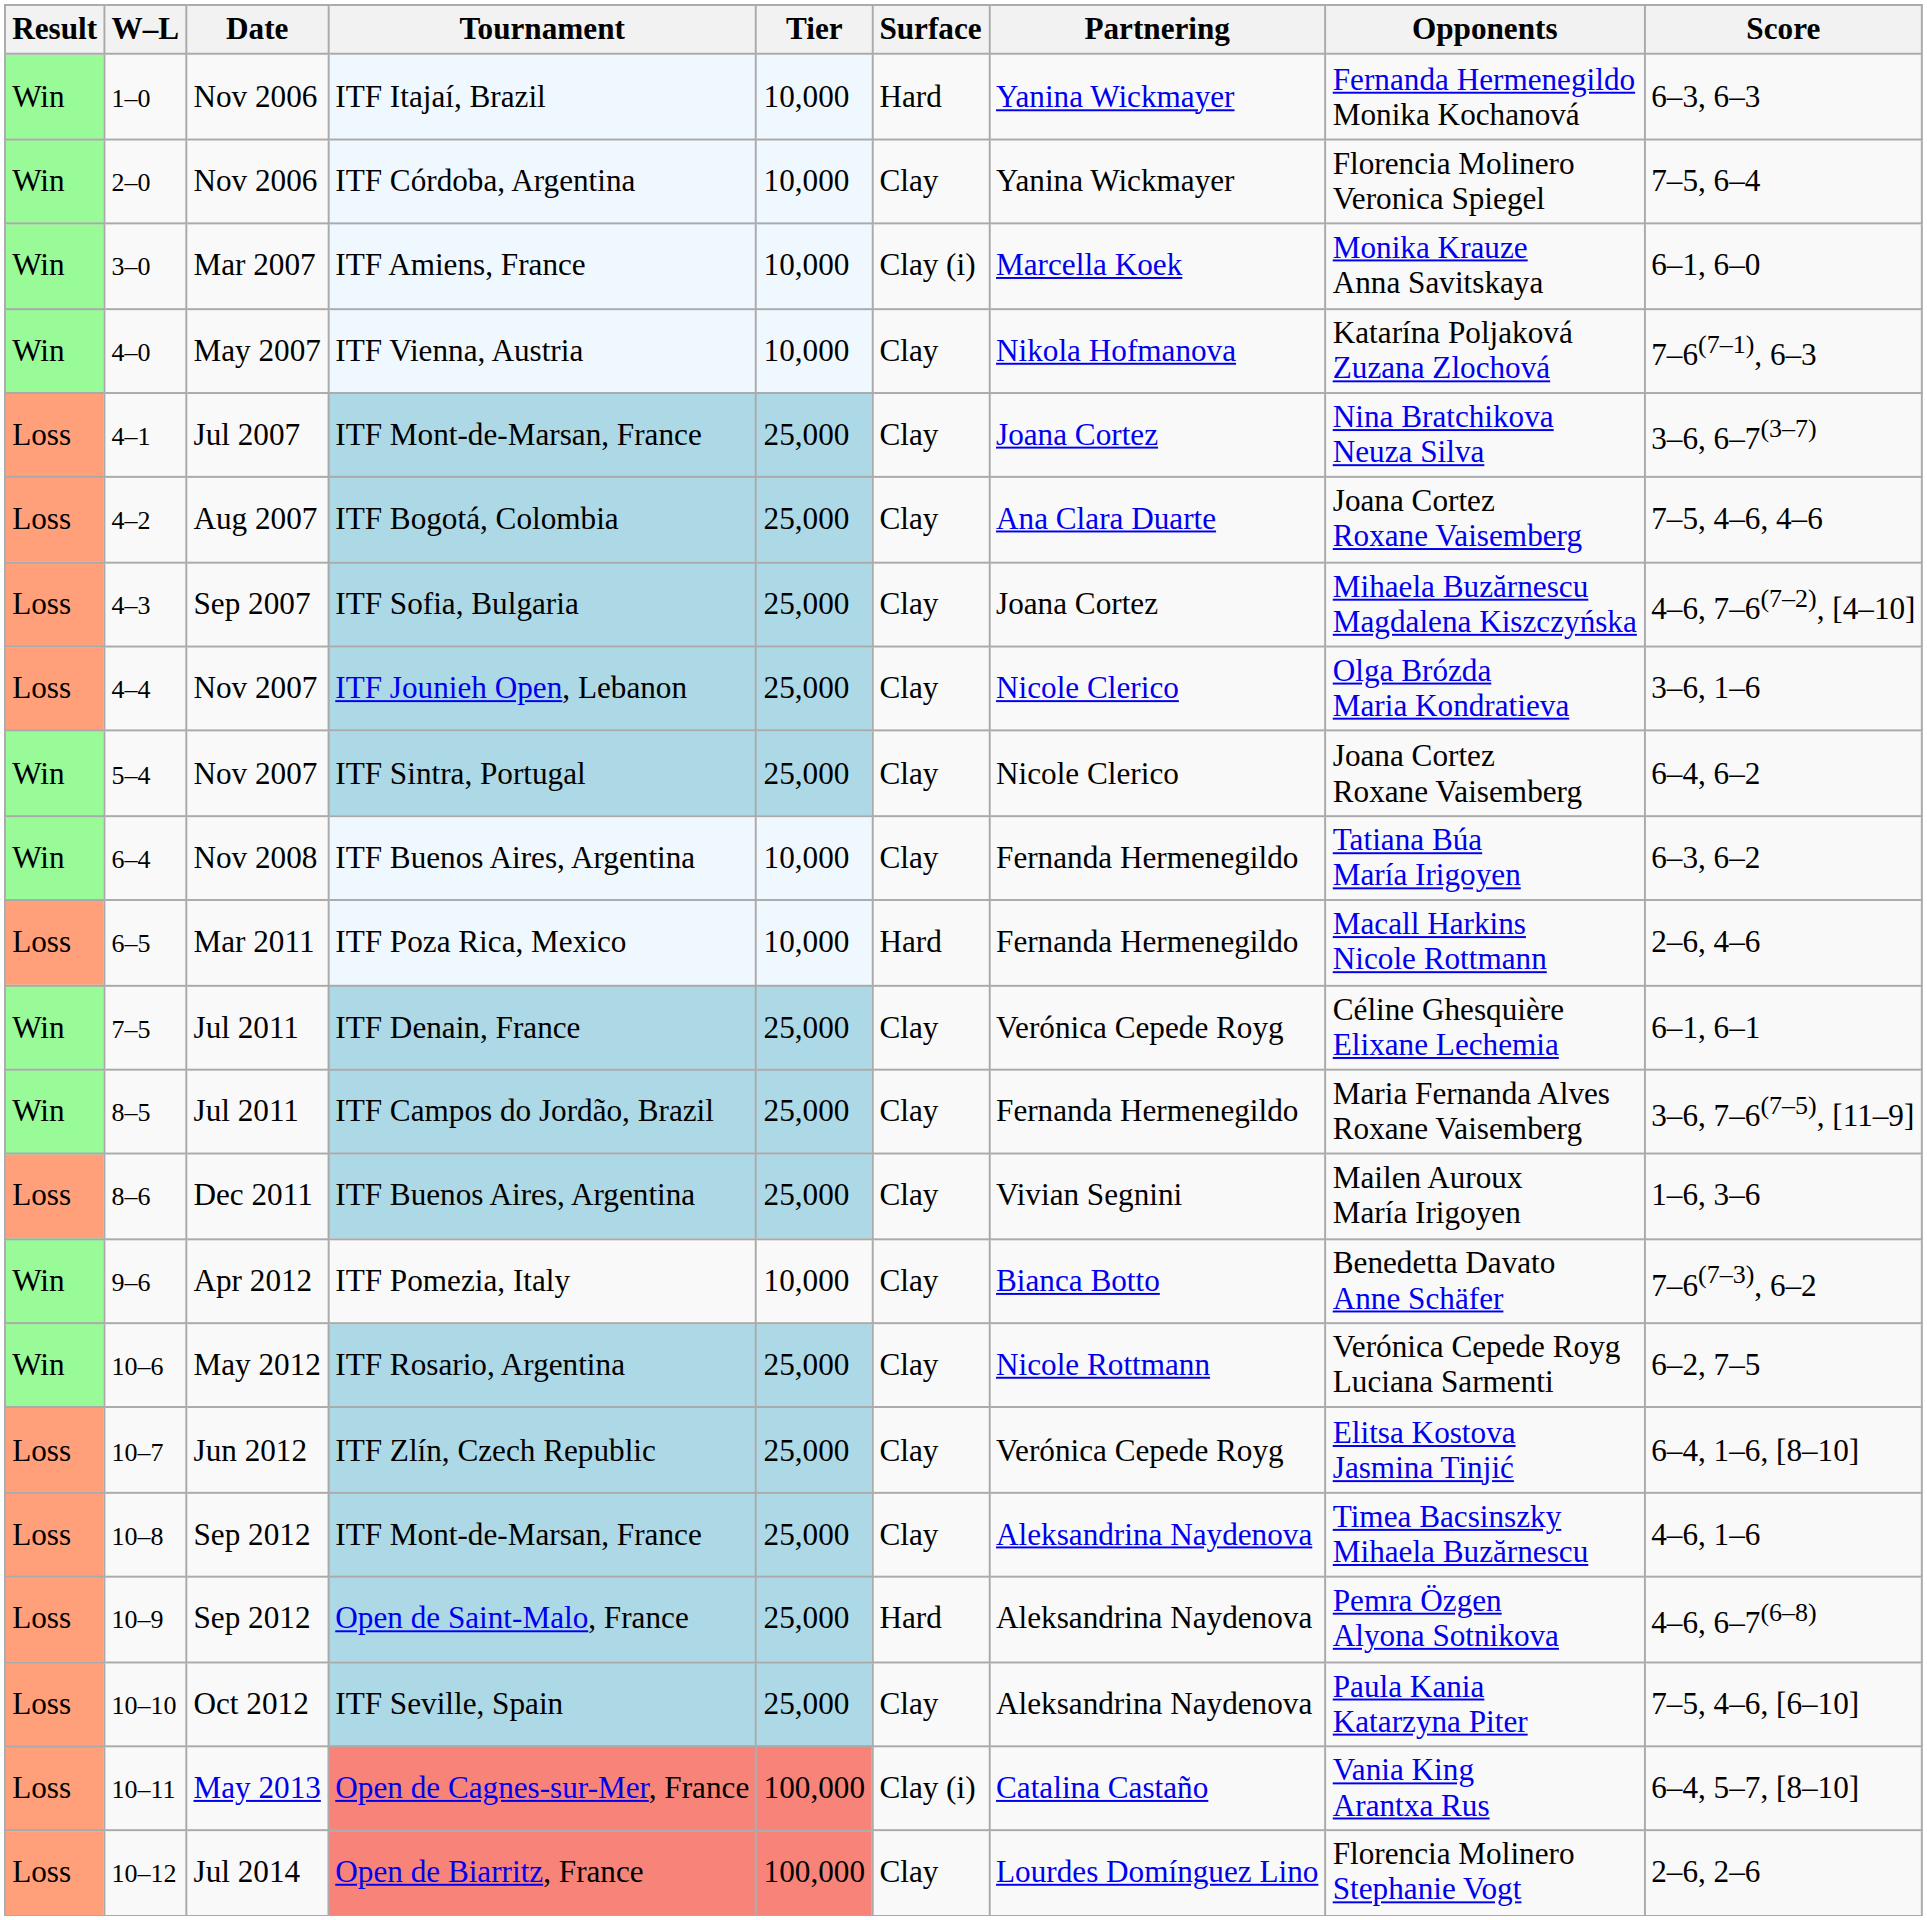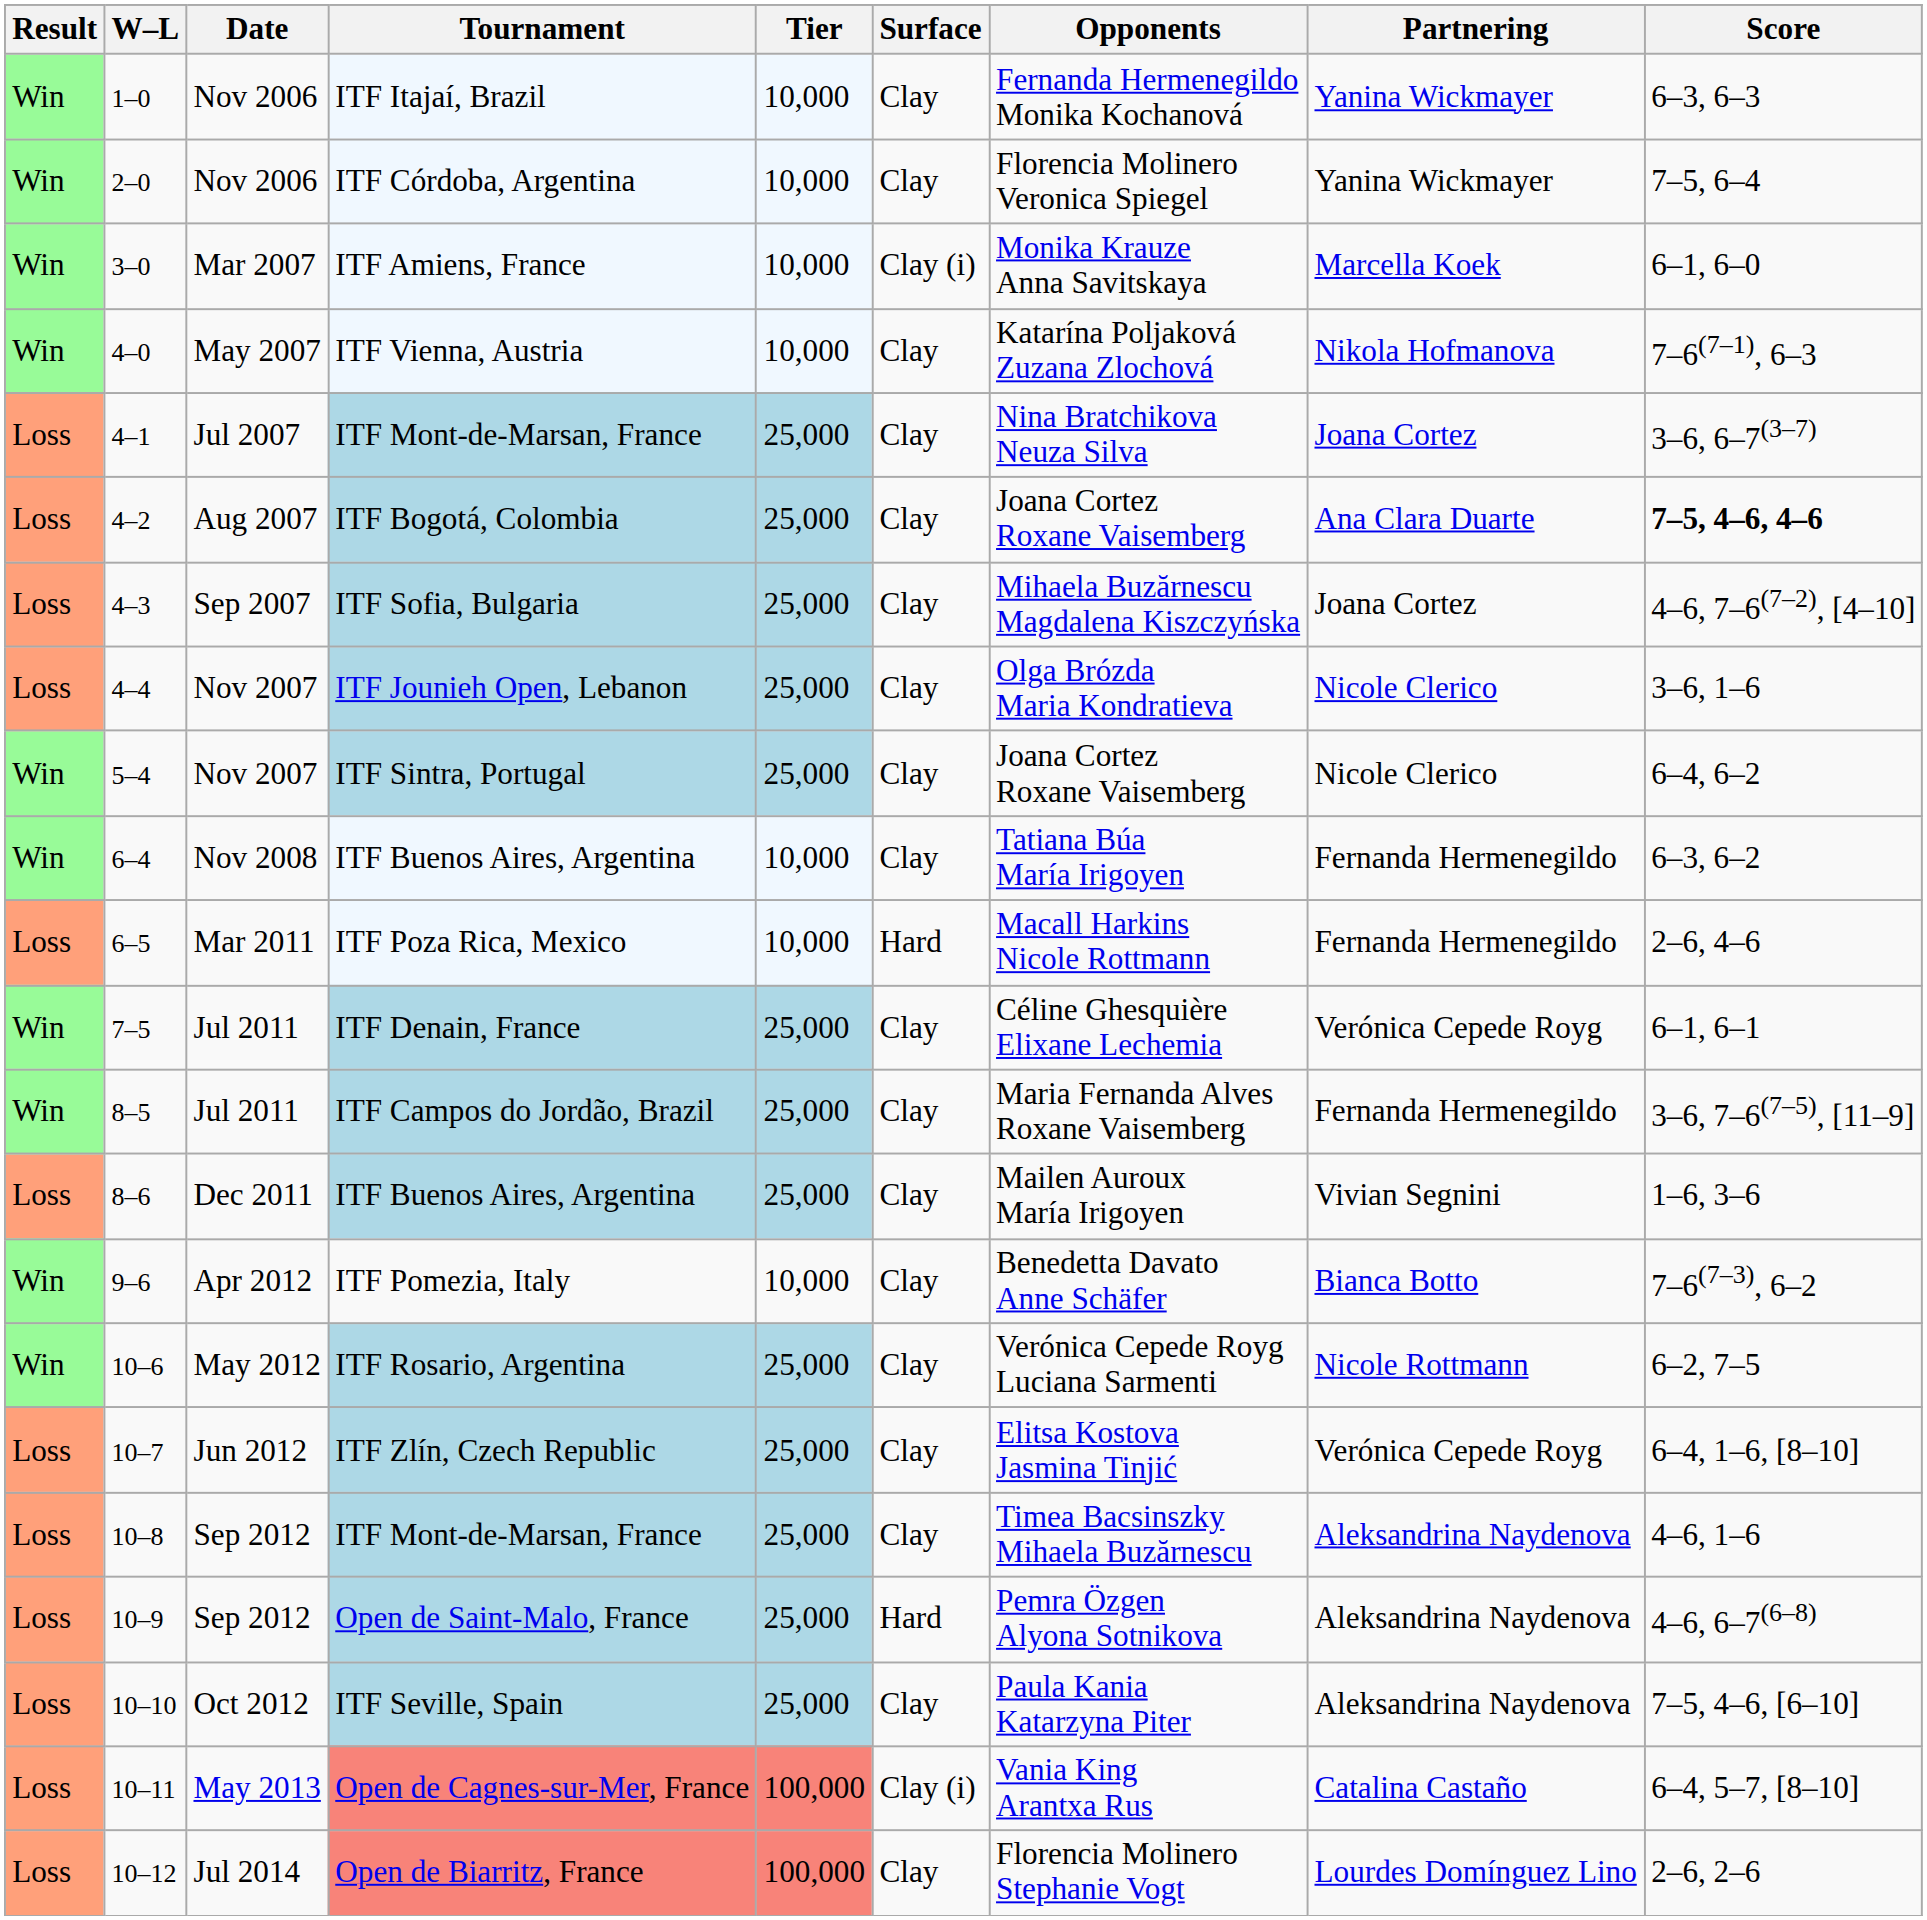columns swapped: (1157, 29) <-> (1485, 29)
(911, 96) Hard -> (909, 96) Clay
(1737, 519) normal -> (1737, 519) bold
